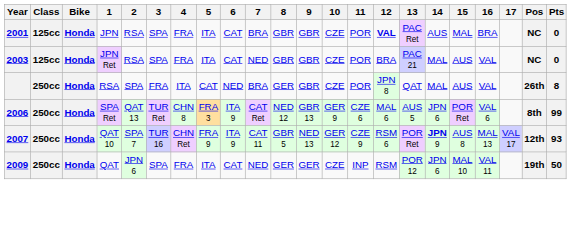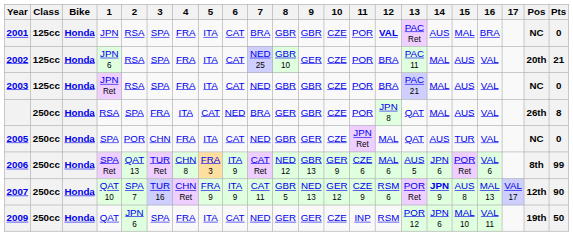+ row: (17, 59)
+ row: (17, 139)
(556, 139) 93 -> (559, 191) 90
